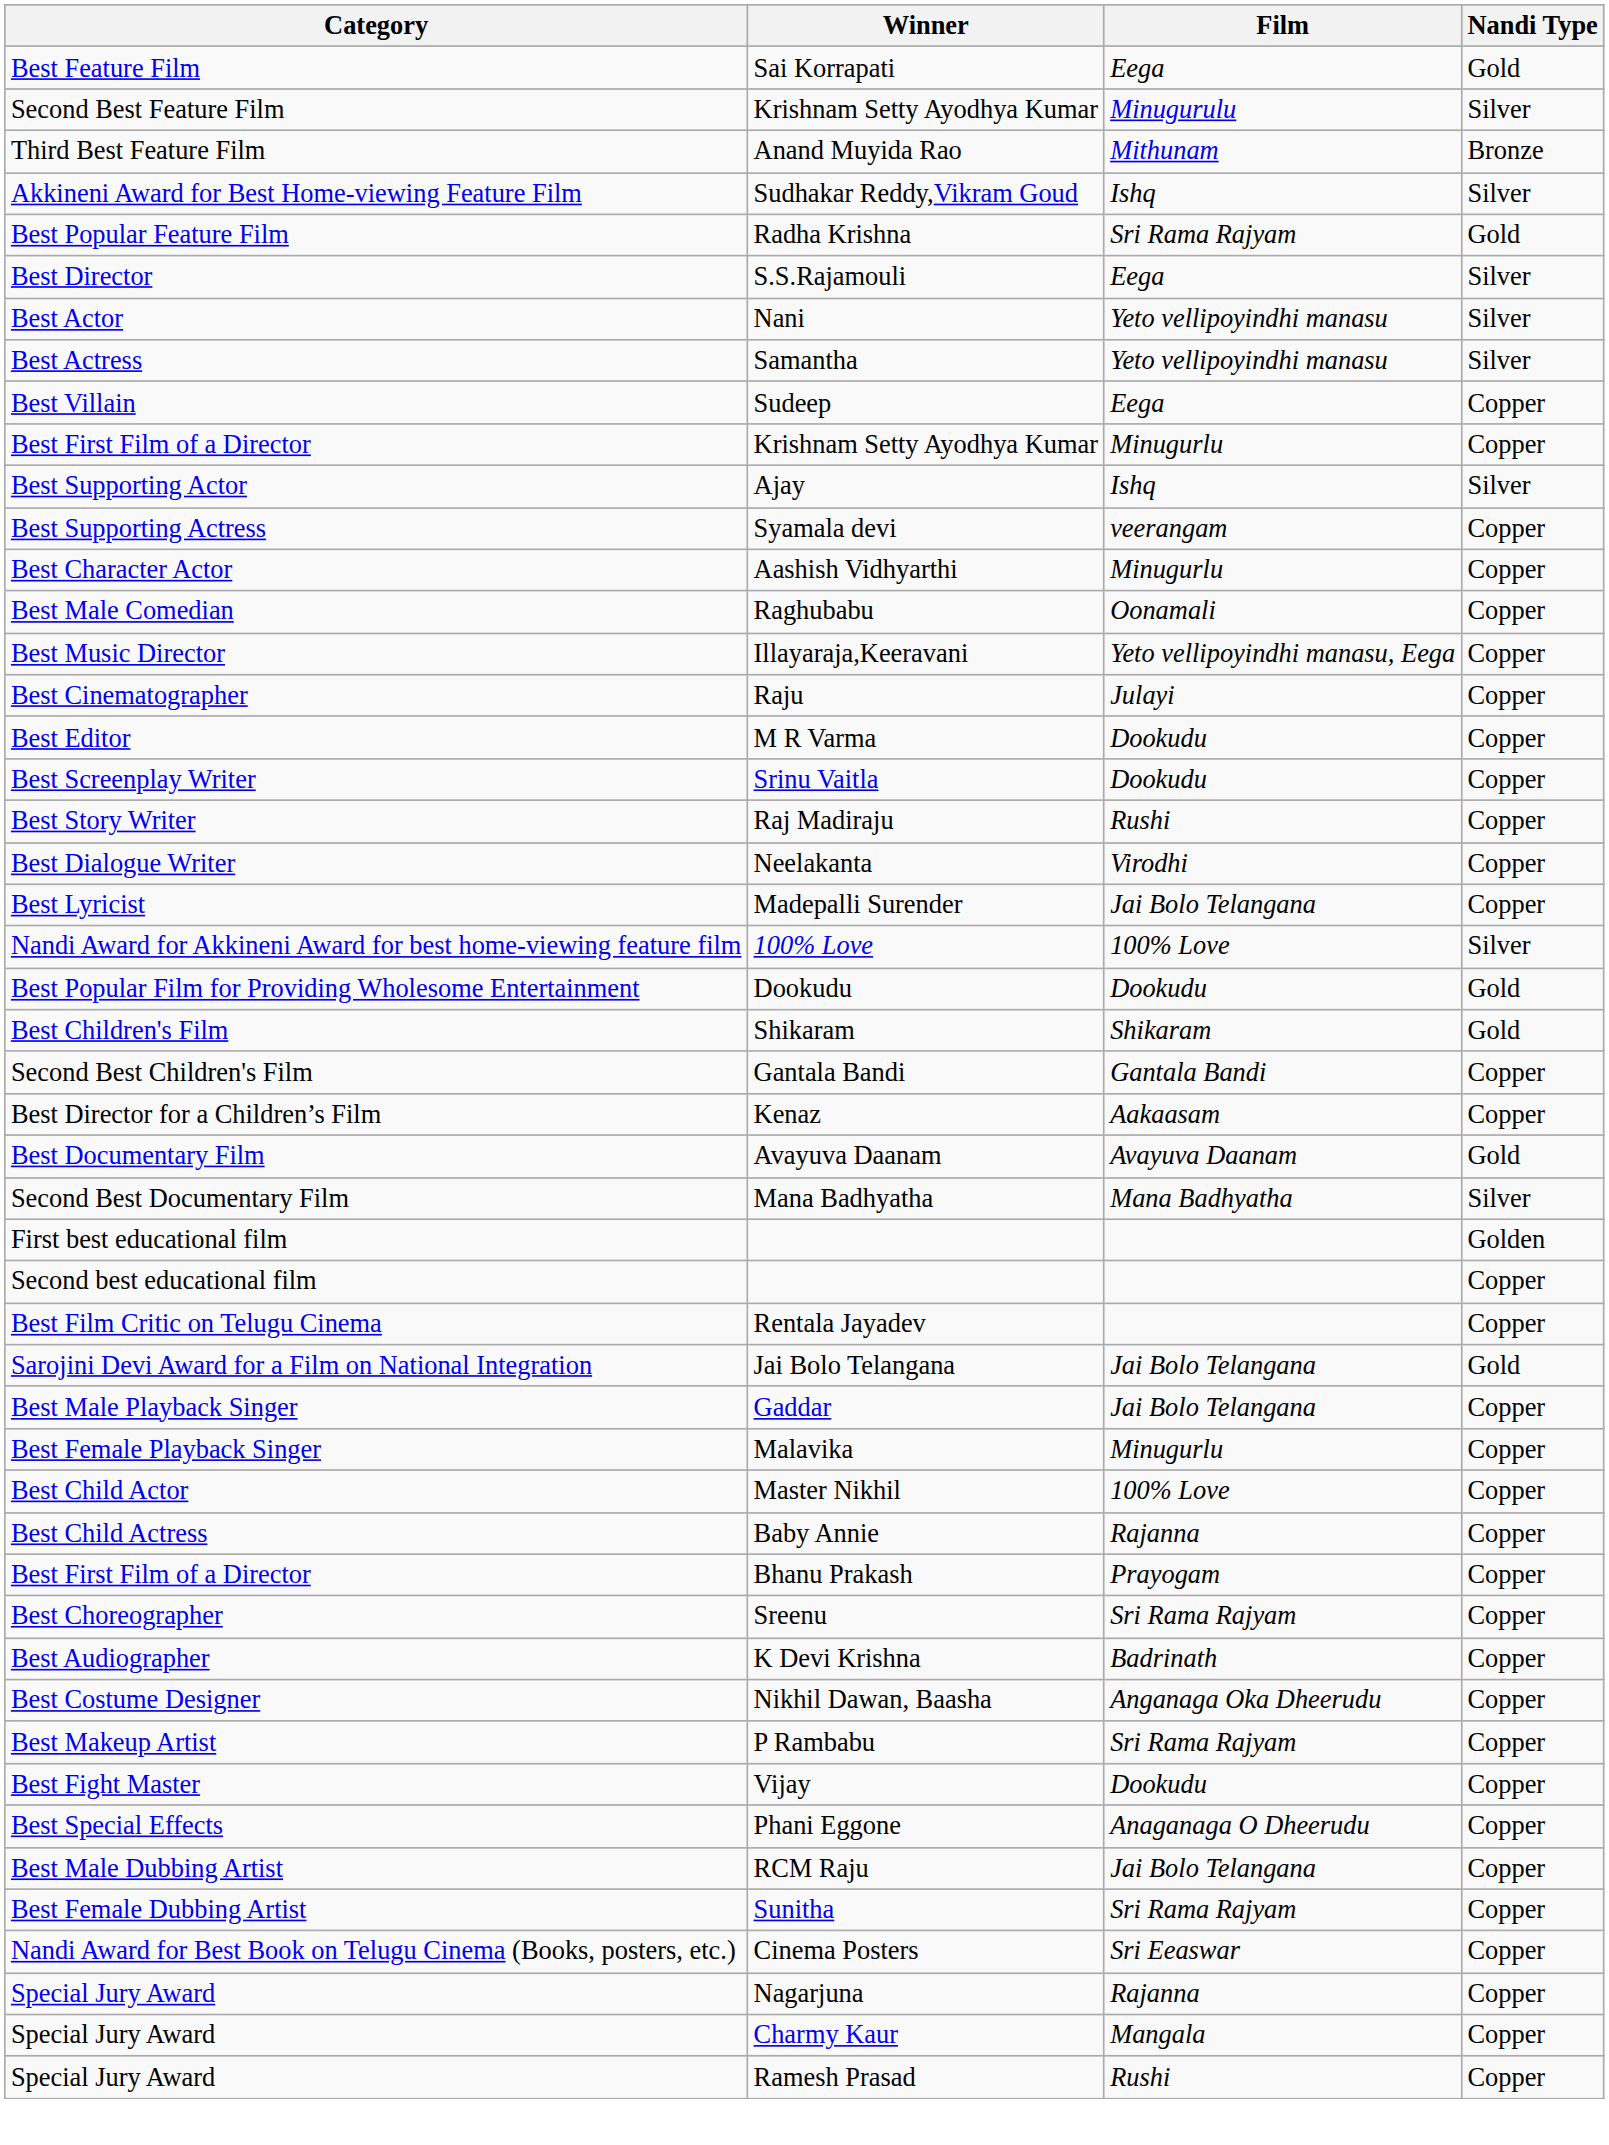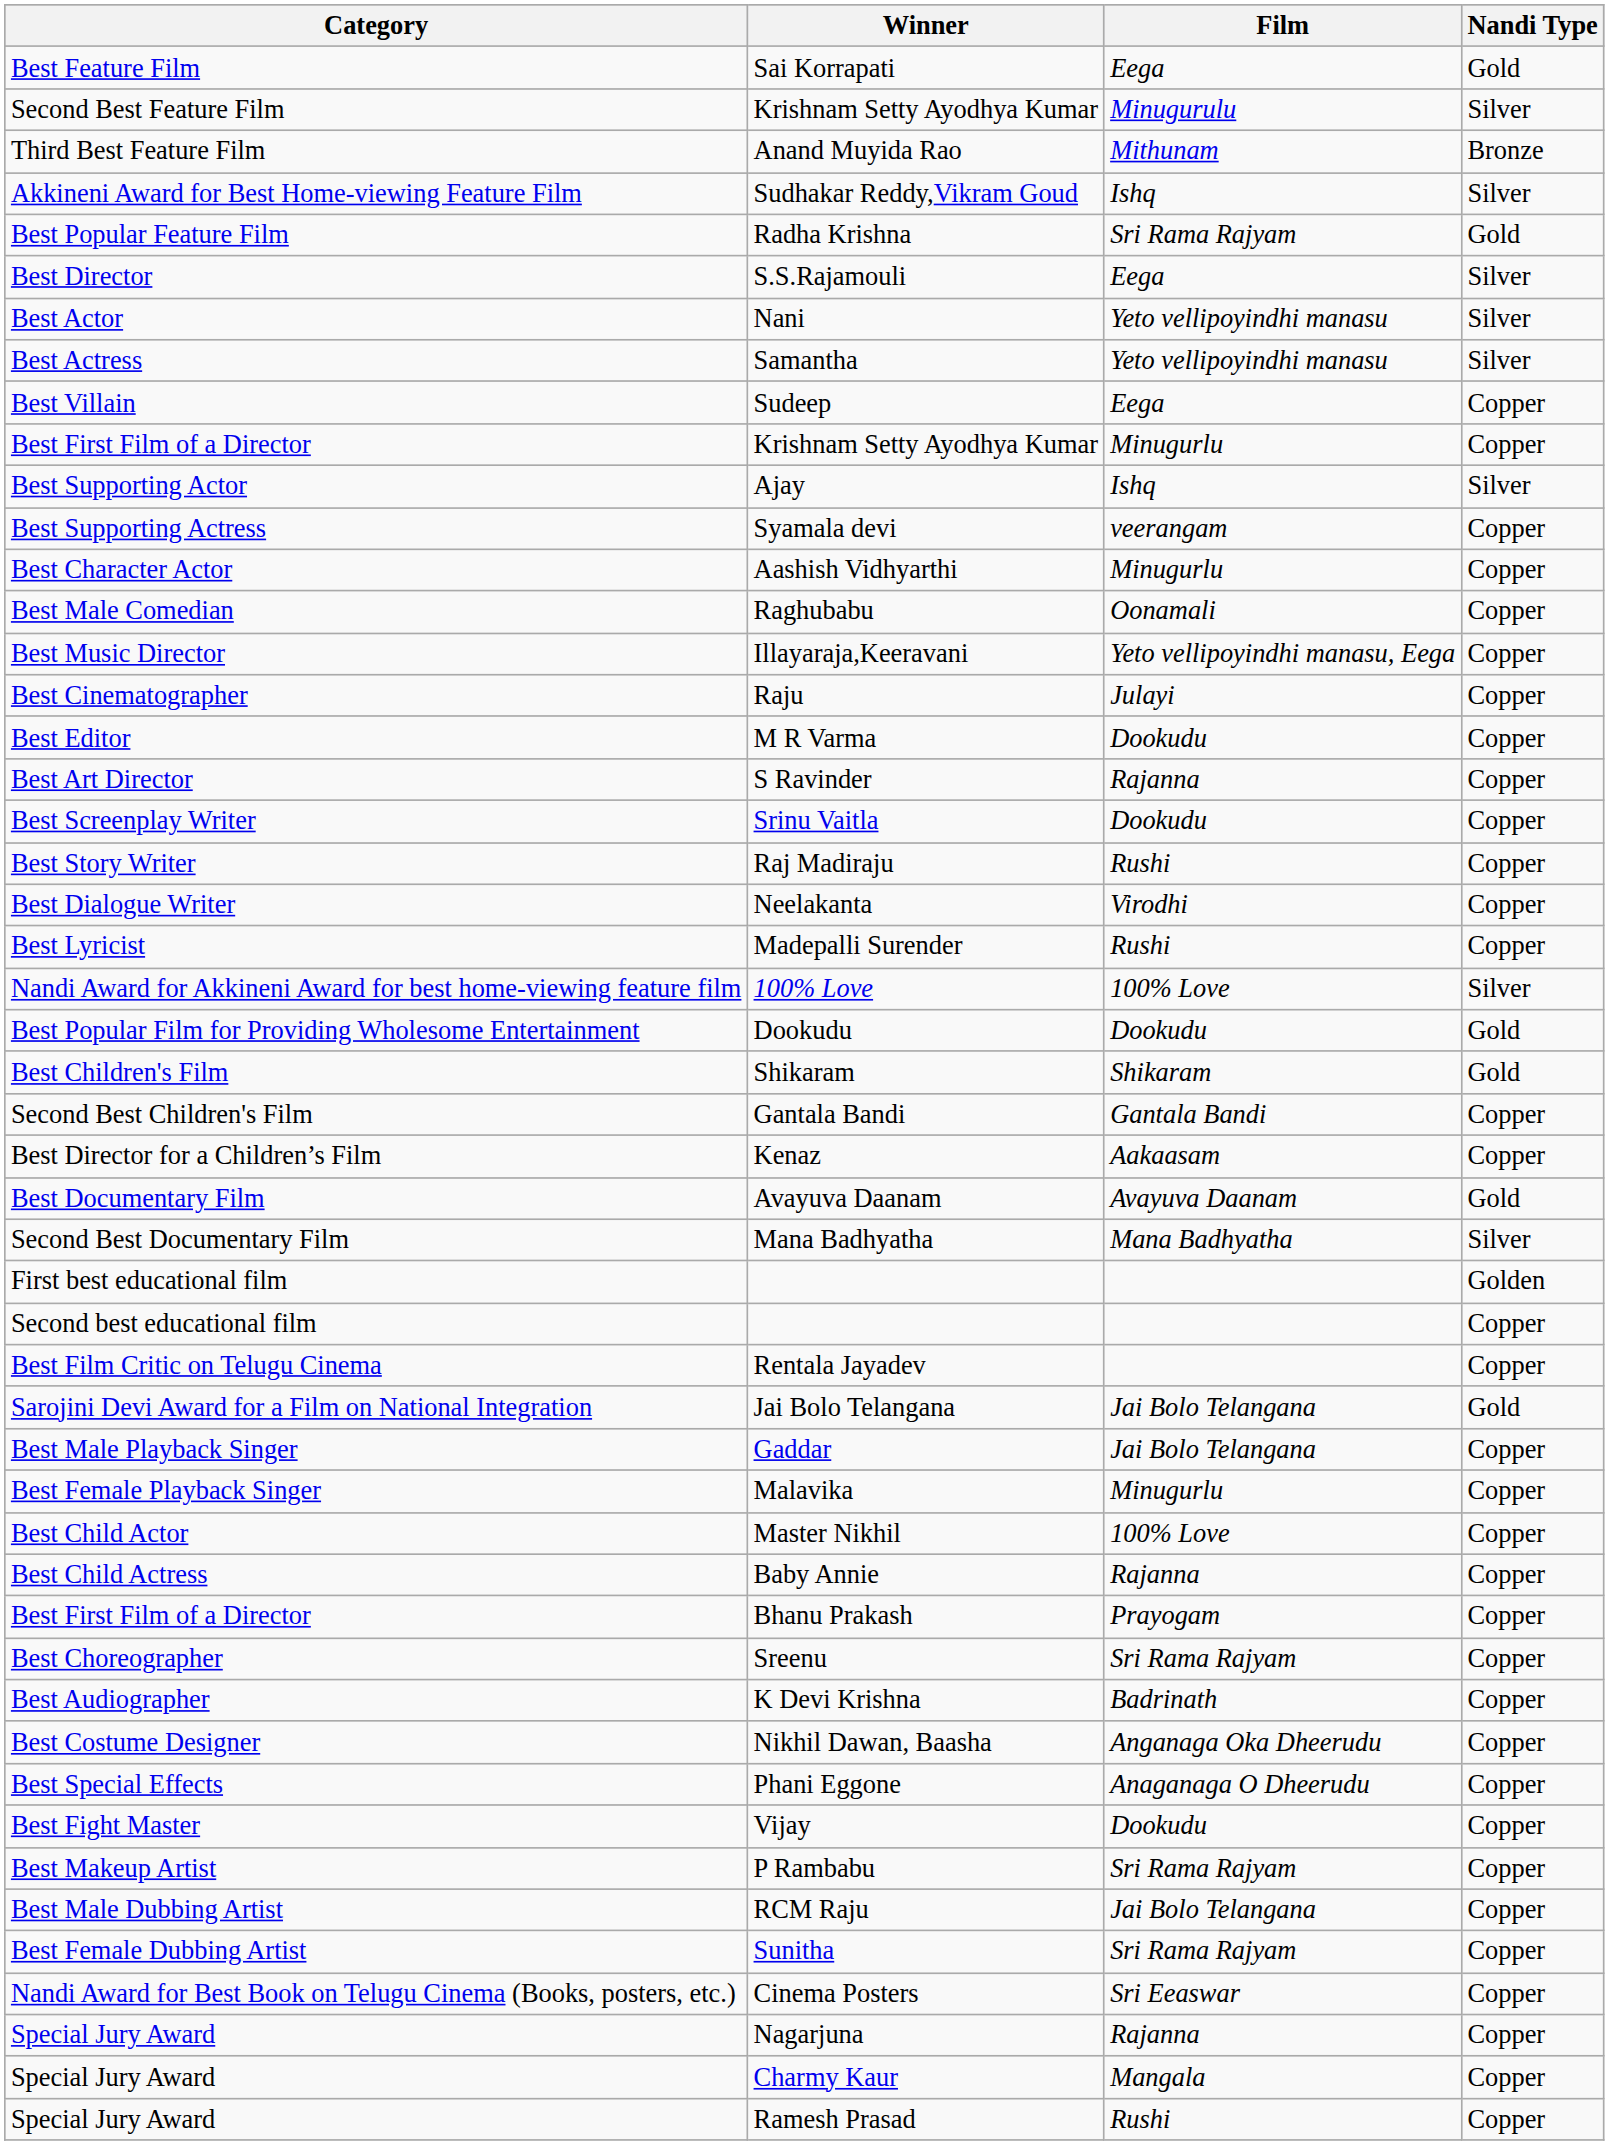+ row: (102, 779)
(1213, 904) Jai Bolo Telangana -> (1140, 946) Rushi
rows swapped: (114, 1742) <-> (117, 1825)
